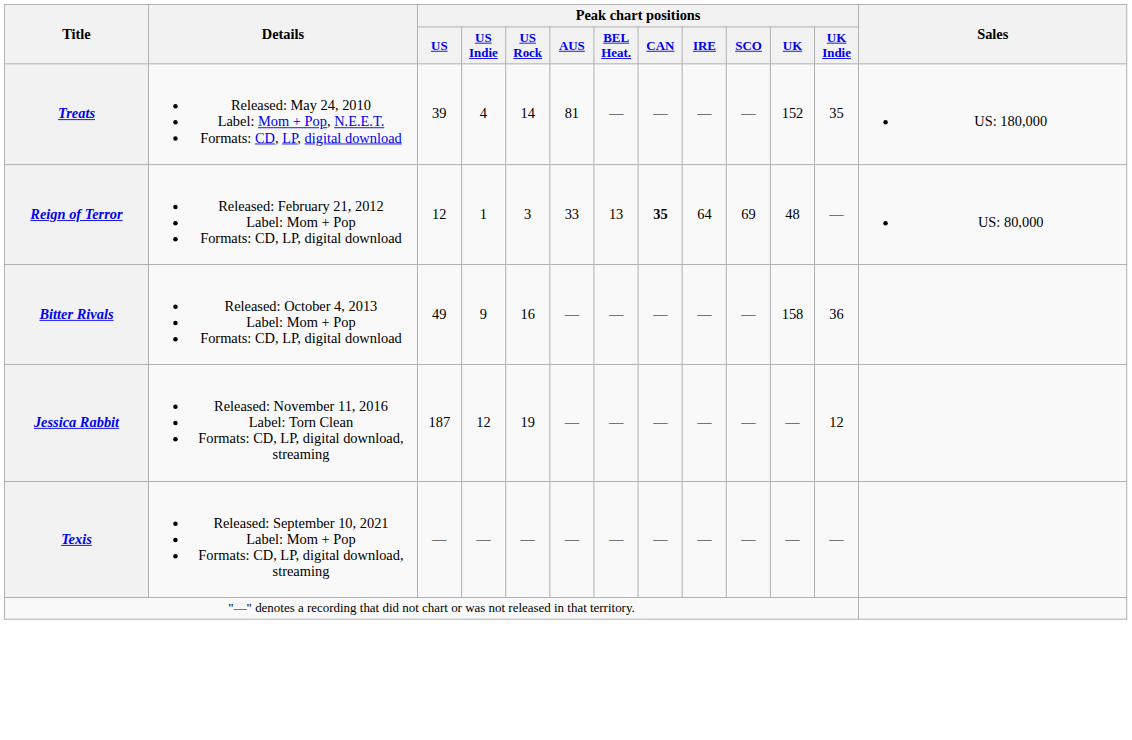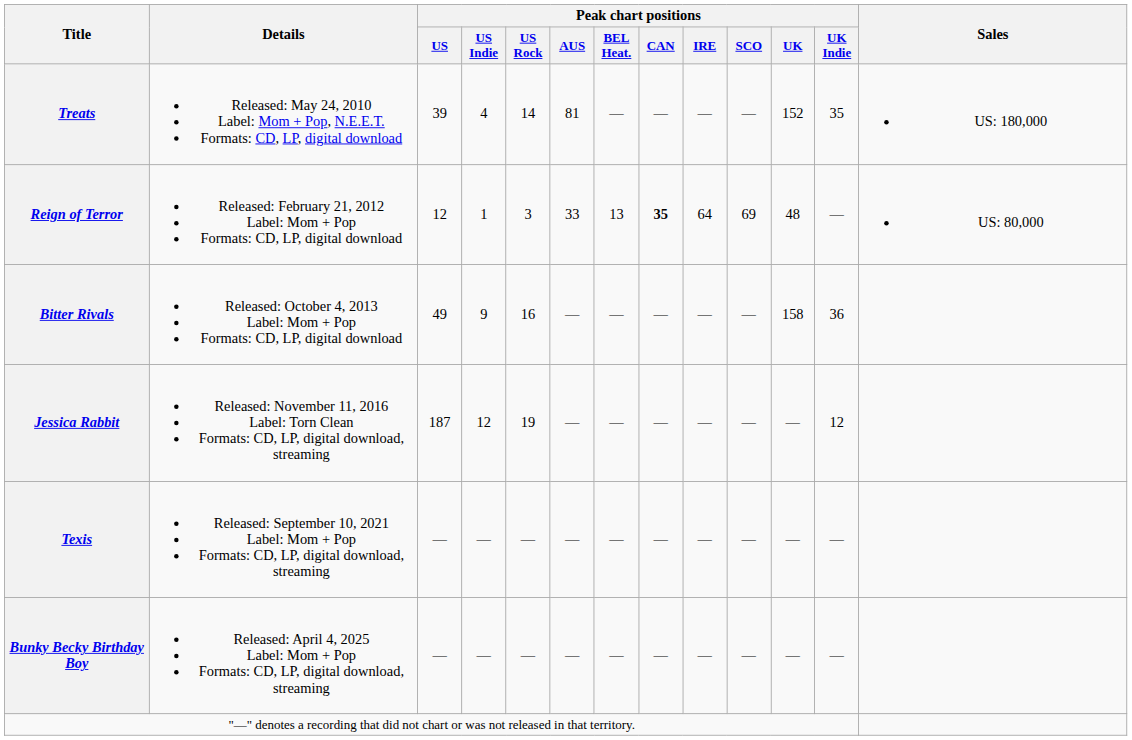+ row: (77, 655)
